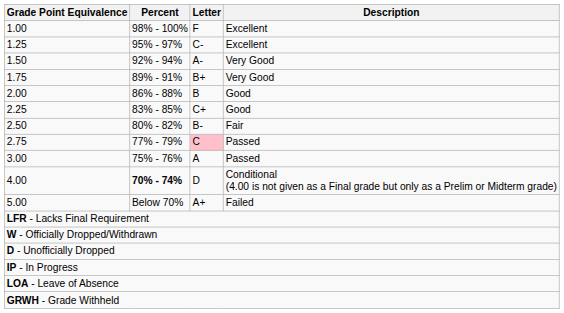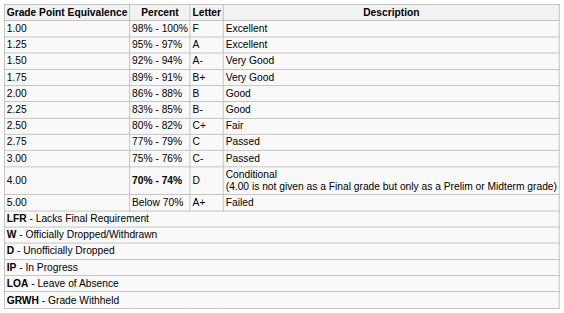(198, 45) C- -> (196, 45) A
(199, 110) C+ -> (198, 110) B-
(198, 126) B- -> (199, 126) C+
(196, 142) pink background -> (196, 142) no background
(196, 158) A -> (198, 158) C-
